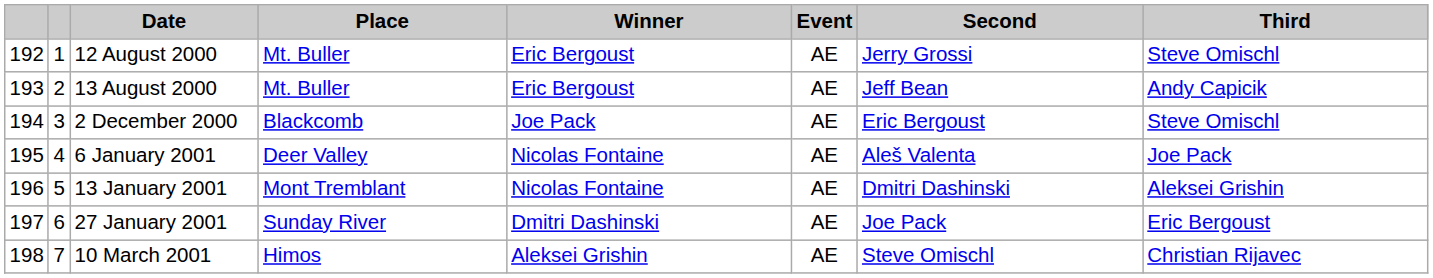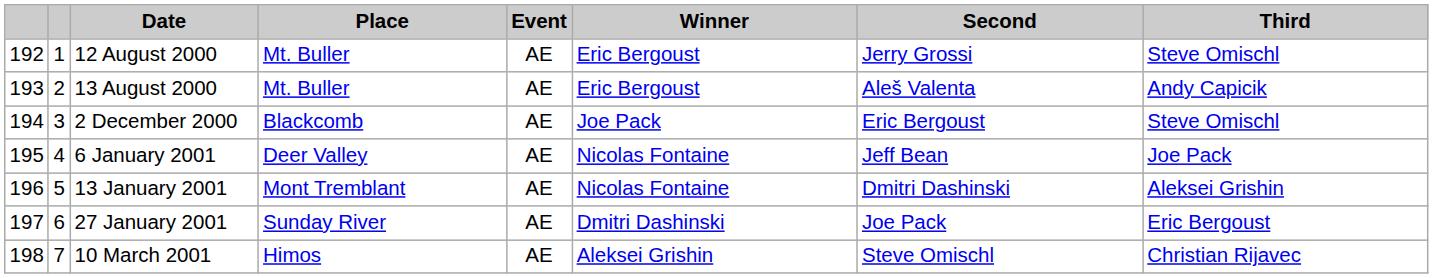columns swapped: (824, 21) <-> (649, 21)
(905, 88) Jeff Bean -> (919, 88) Aleš Valenta
(919, 155) Aleš Valenta -> (905, 155) Jeff Bean
